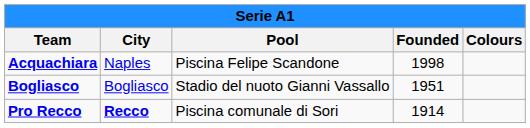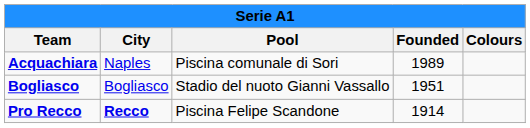(257, 63) Piscina Felipe Scandone -> (257, 63) Piscina comunale di Sori
(428, 63) 1998 -> (428, 63) 1989
(257, 110) Piscina comunale di Sori -> (257, 110) Piscina Felipe Scandone
